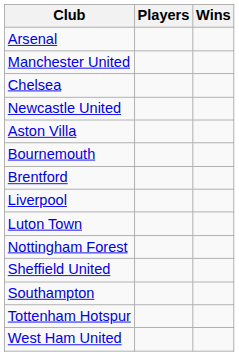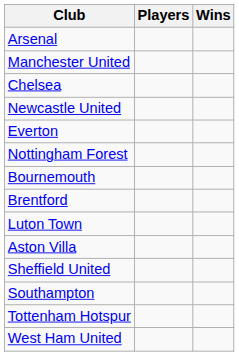+ row: (33, 131)
rows swapped: (42, 131) <-> (68, 246)
- row: (37, 200)
